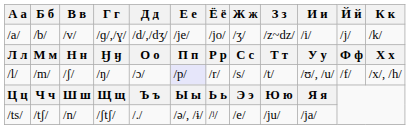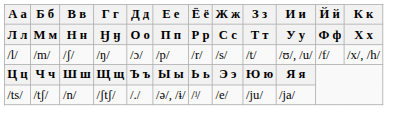- row: (111, 34)
(180, 74) lavender background -> (163, 54) no background
